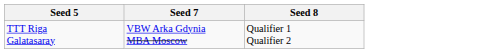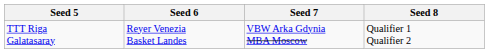+ column: (184, 12)
